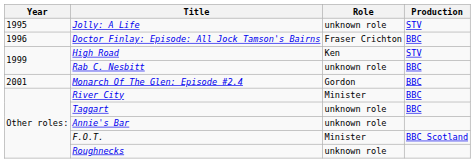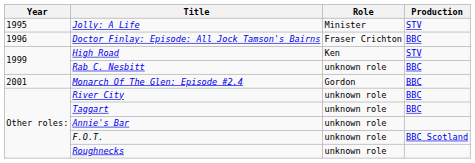(355, 25) unknown role -> (345, 25) Minister
(345, 95) Minister -> (355, 95) unknown role
(345, 137) Minister -> (355, 137) unknown role
